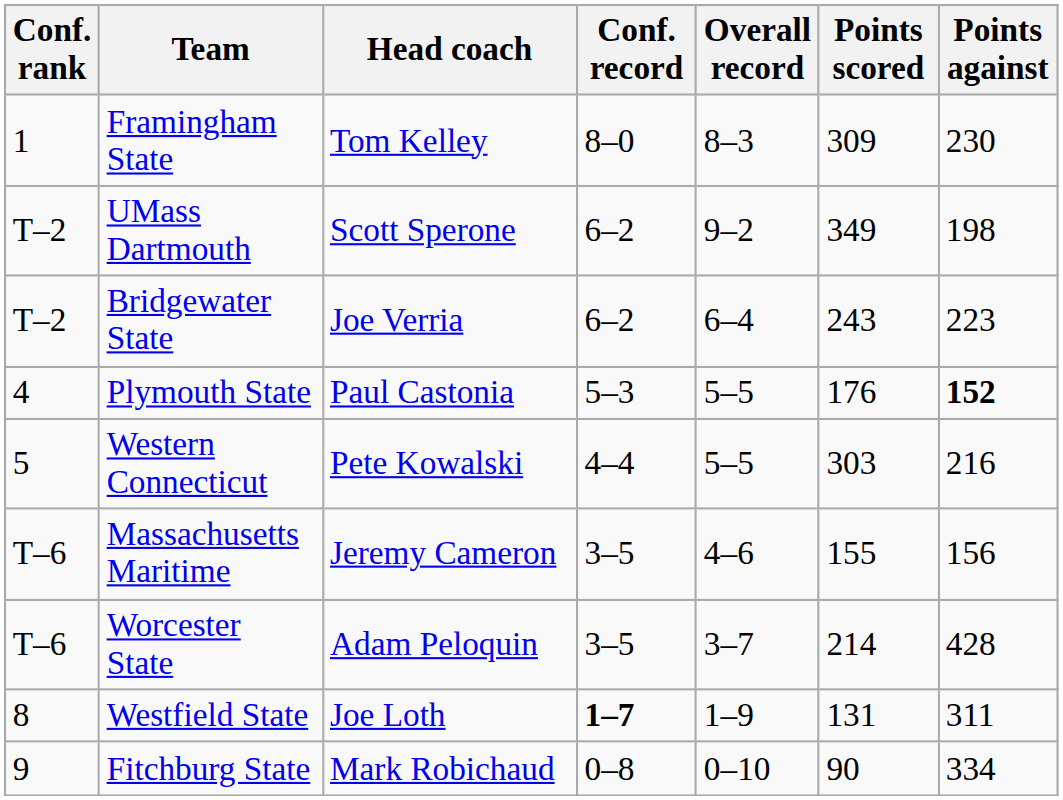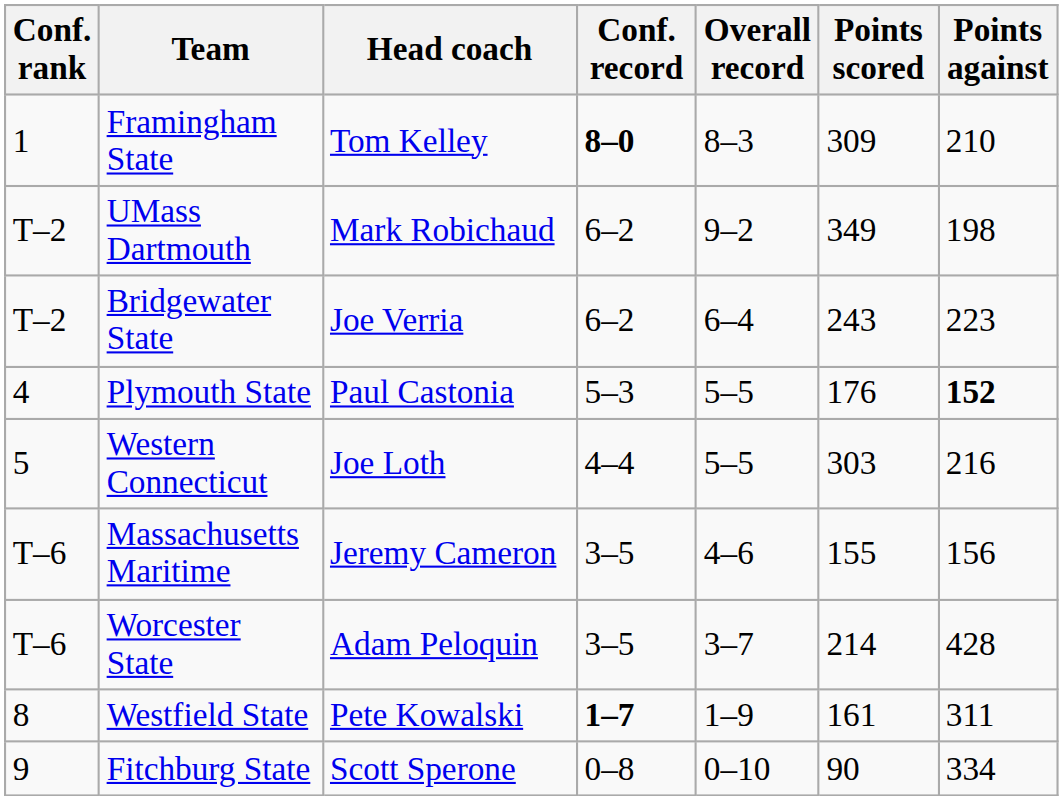(609, 139) normal -> (609, 139) bold
(971, 139) 230 -> (971, 139) 210
(423, 230) Scott Sperone -> (442, 230) Mark Robichaud
(427, 463) Pete Kowalski -> (388, 463) Joe Loth
(388, 715) Joe Loth -> (427, 715) Pete Kowalski
(851, 715) 131 -> (851, 715) 161
(442, 767) Mark Robichaud -> (423, 767) Scott Sperone
